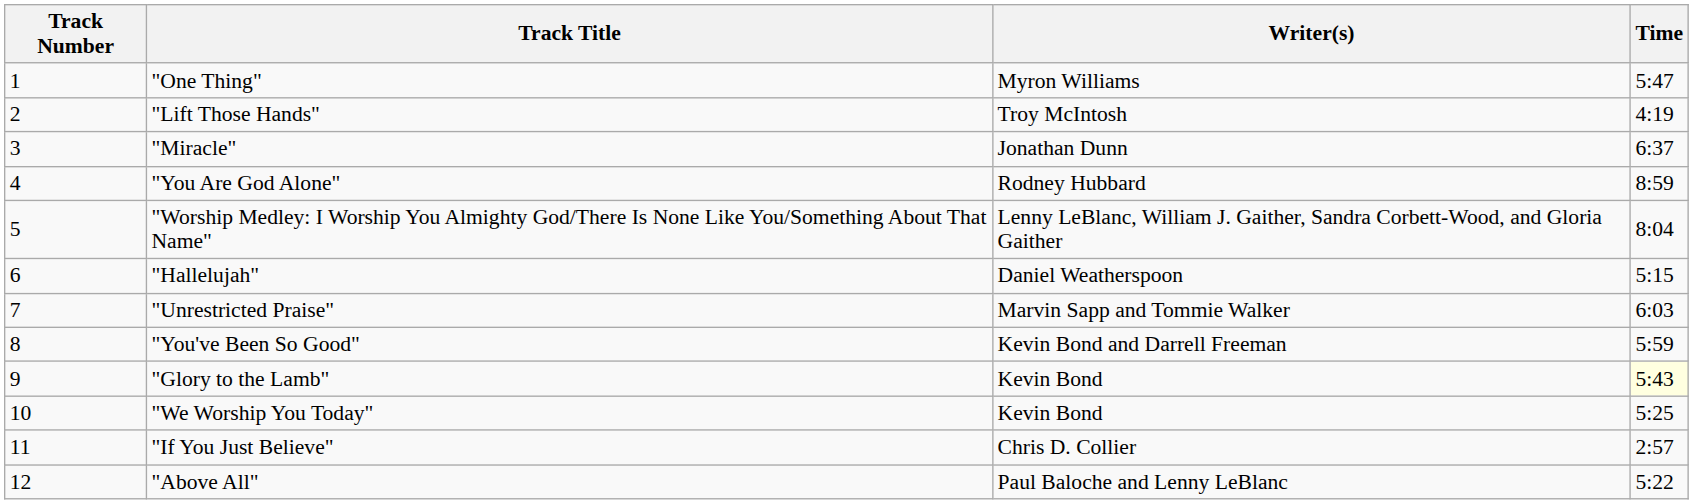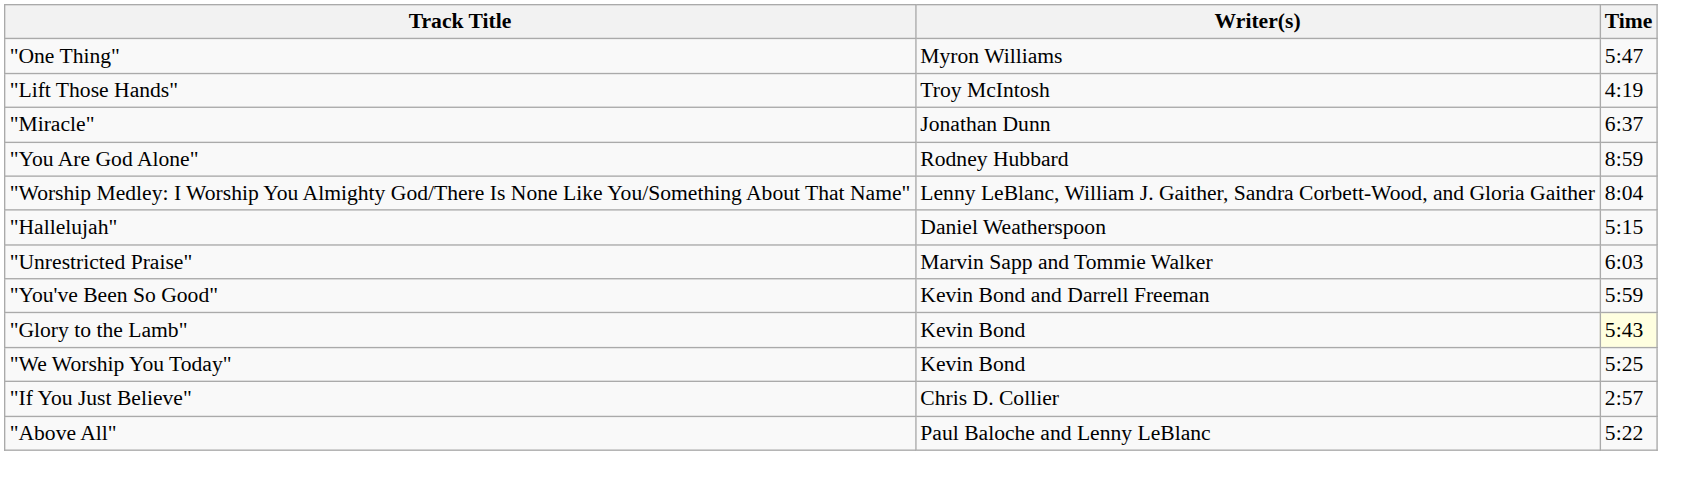- column: (76, 33)
